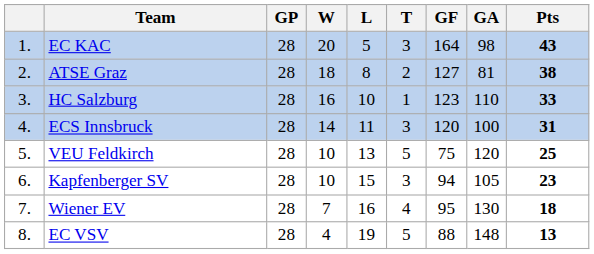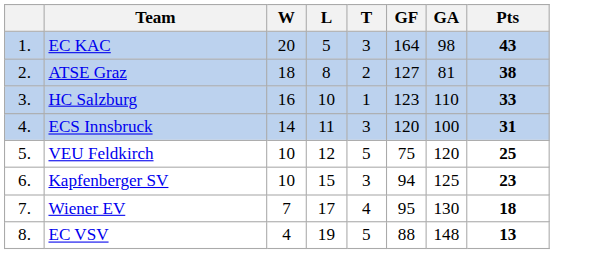- column: (286, 18)
(366, 153) 13 -> (326, 153) 12
(486, 180) 105 -> (446, 180) 125
(366, 208) 16 -> (326, 208) 17
